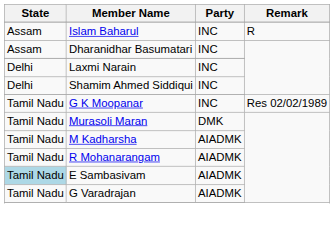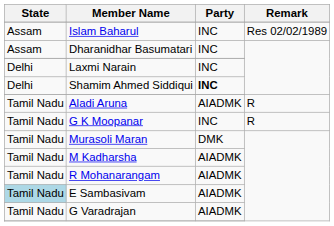(251, 31) R -> (287, 31) Res 02/02/1989
(208, 85) normal -> (208, 85) bold
+ row: (98, 103)
(287, 103) Res 02/02/1989 -> (251, 121) R
